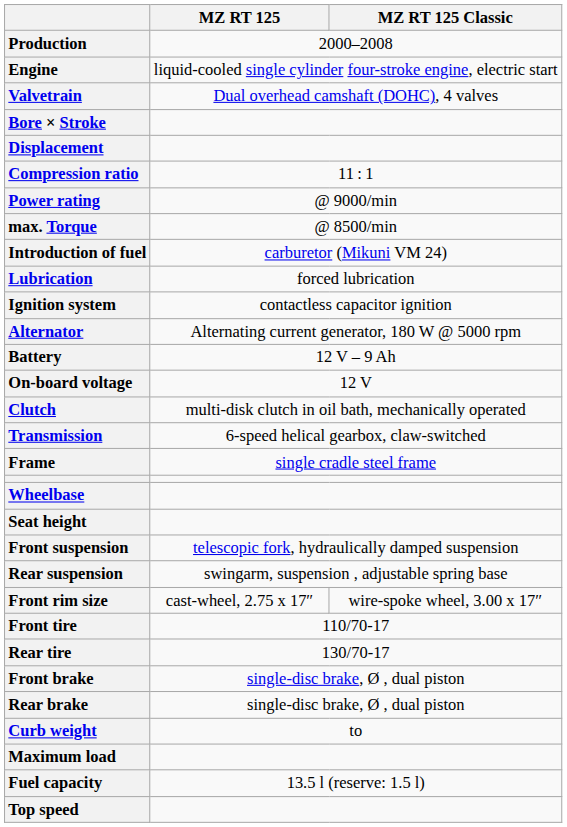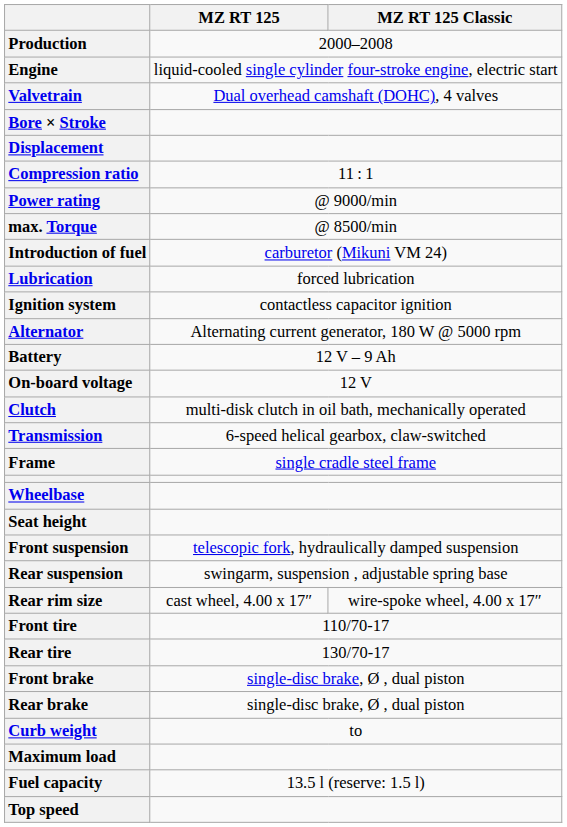- row: (58, 600)
+ row: (55, 600)
